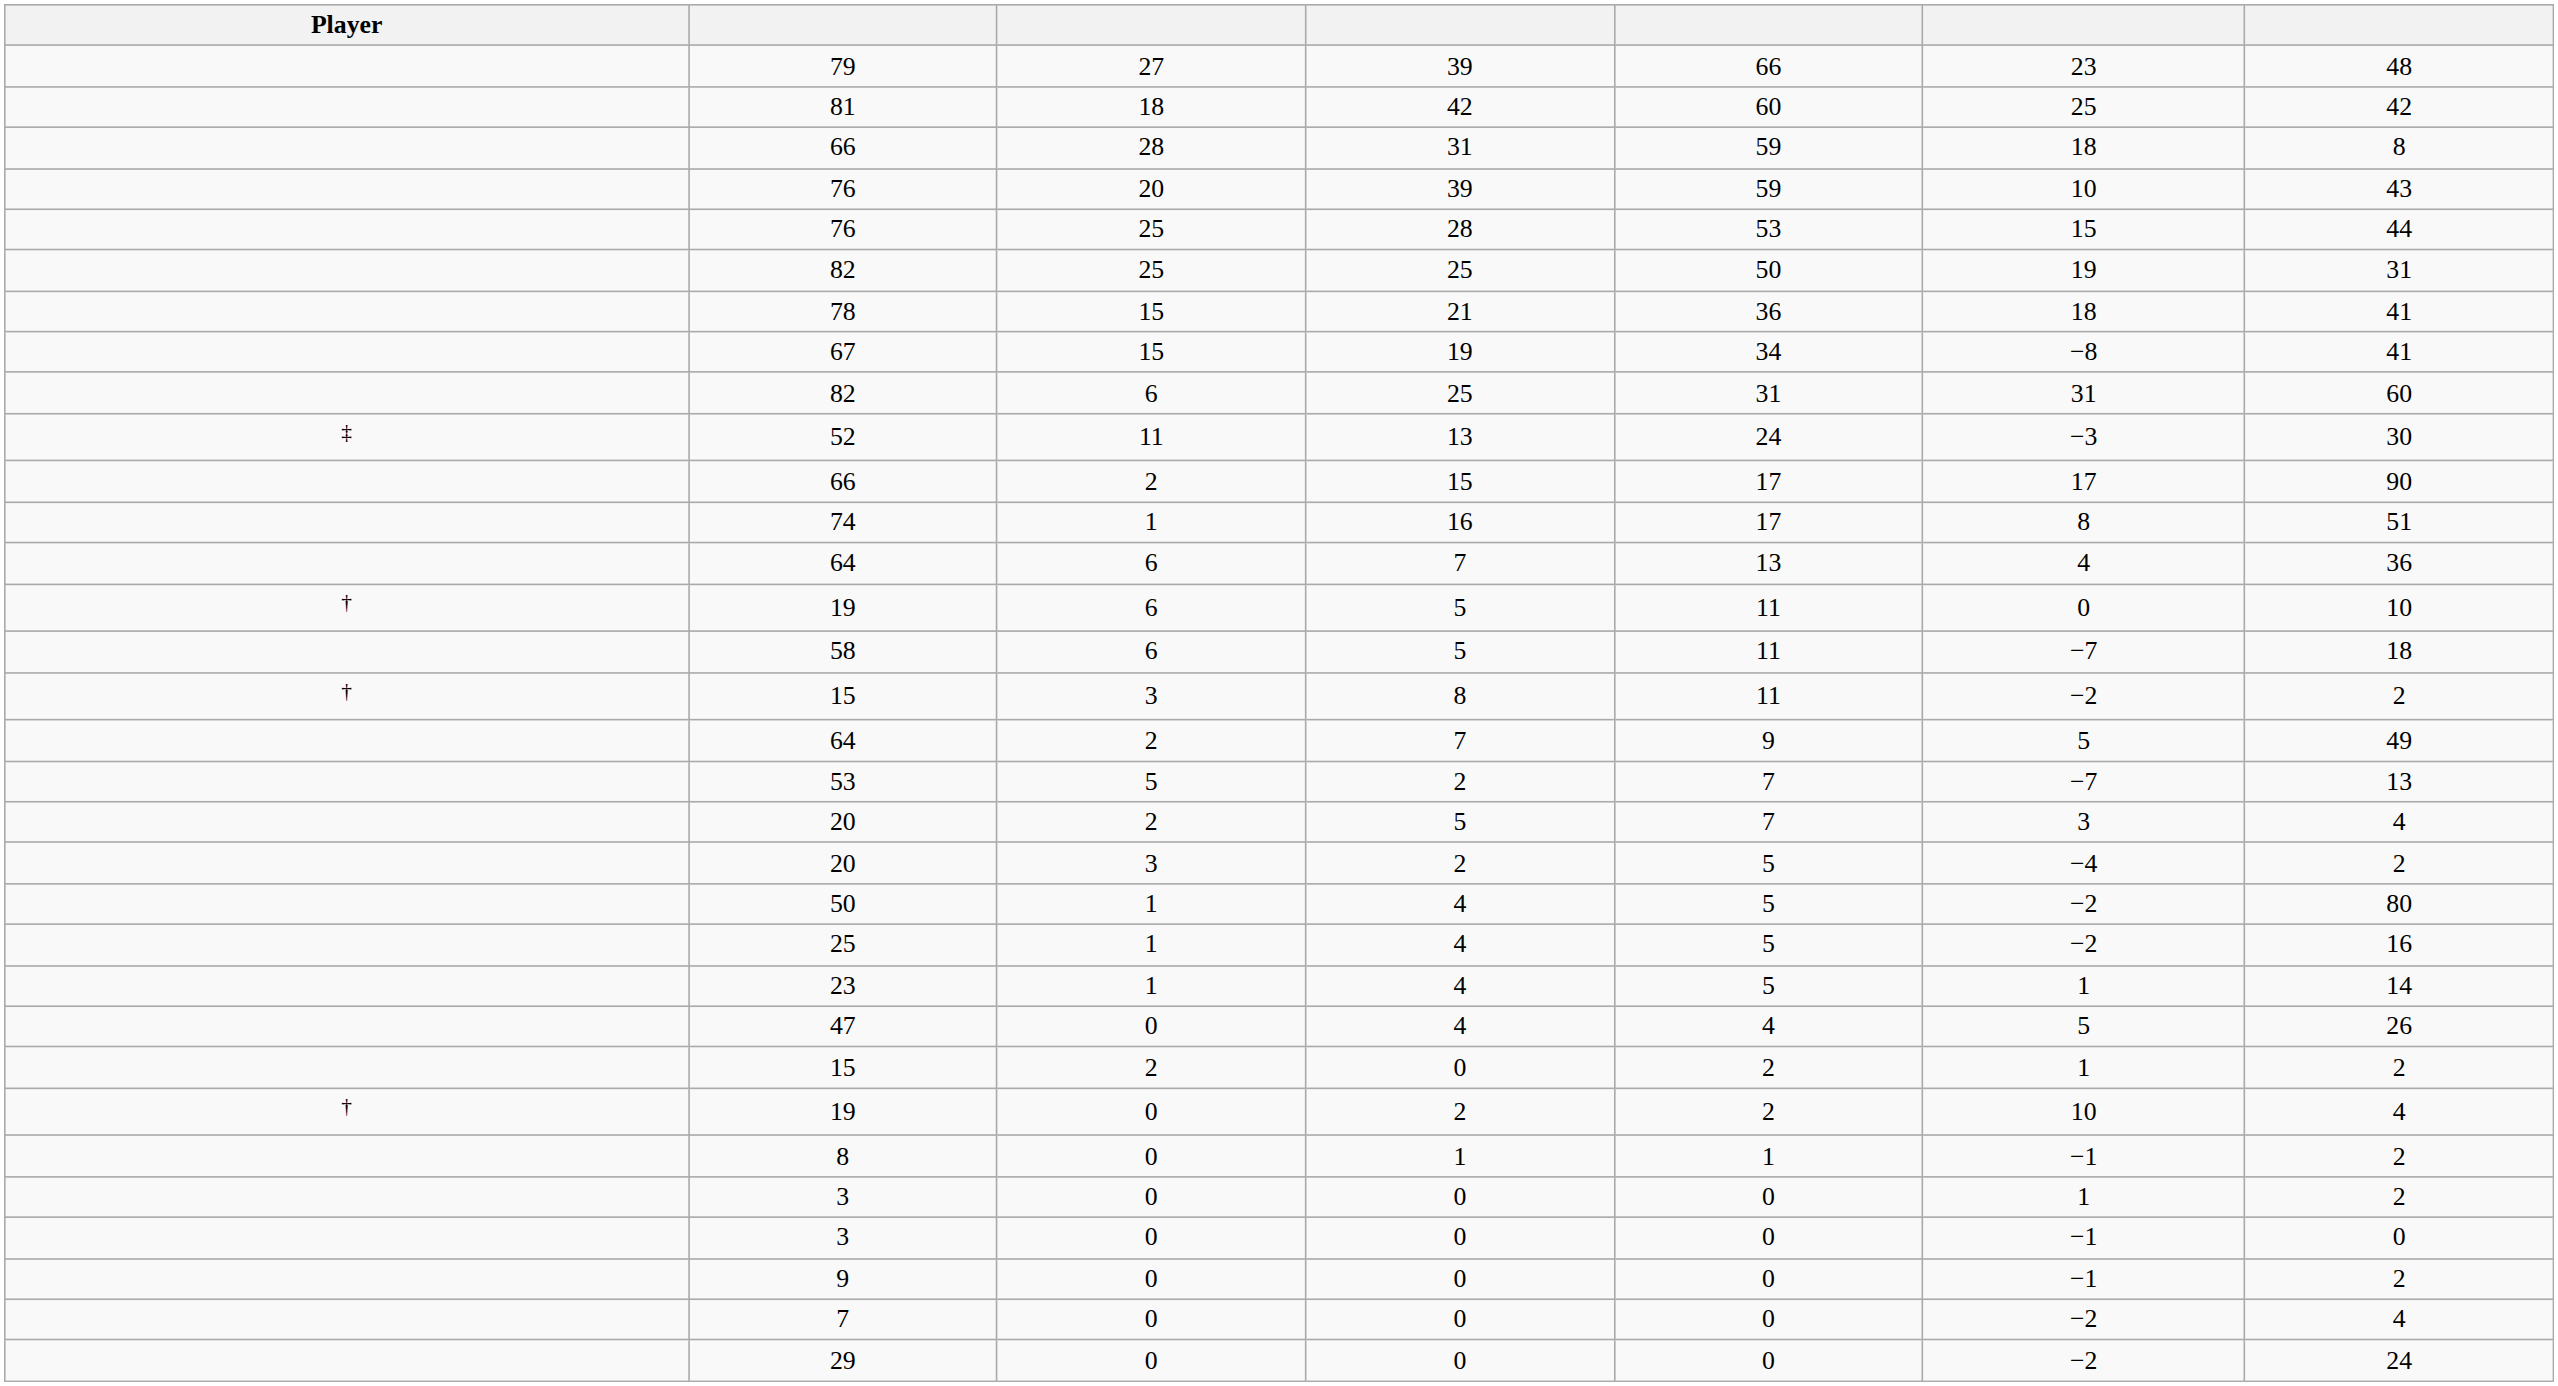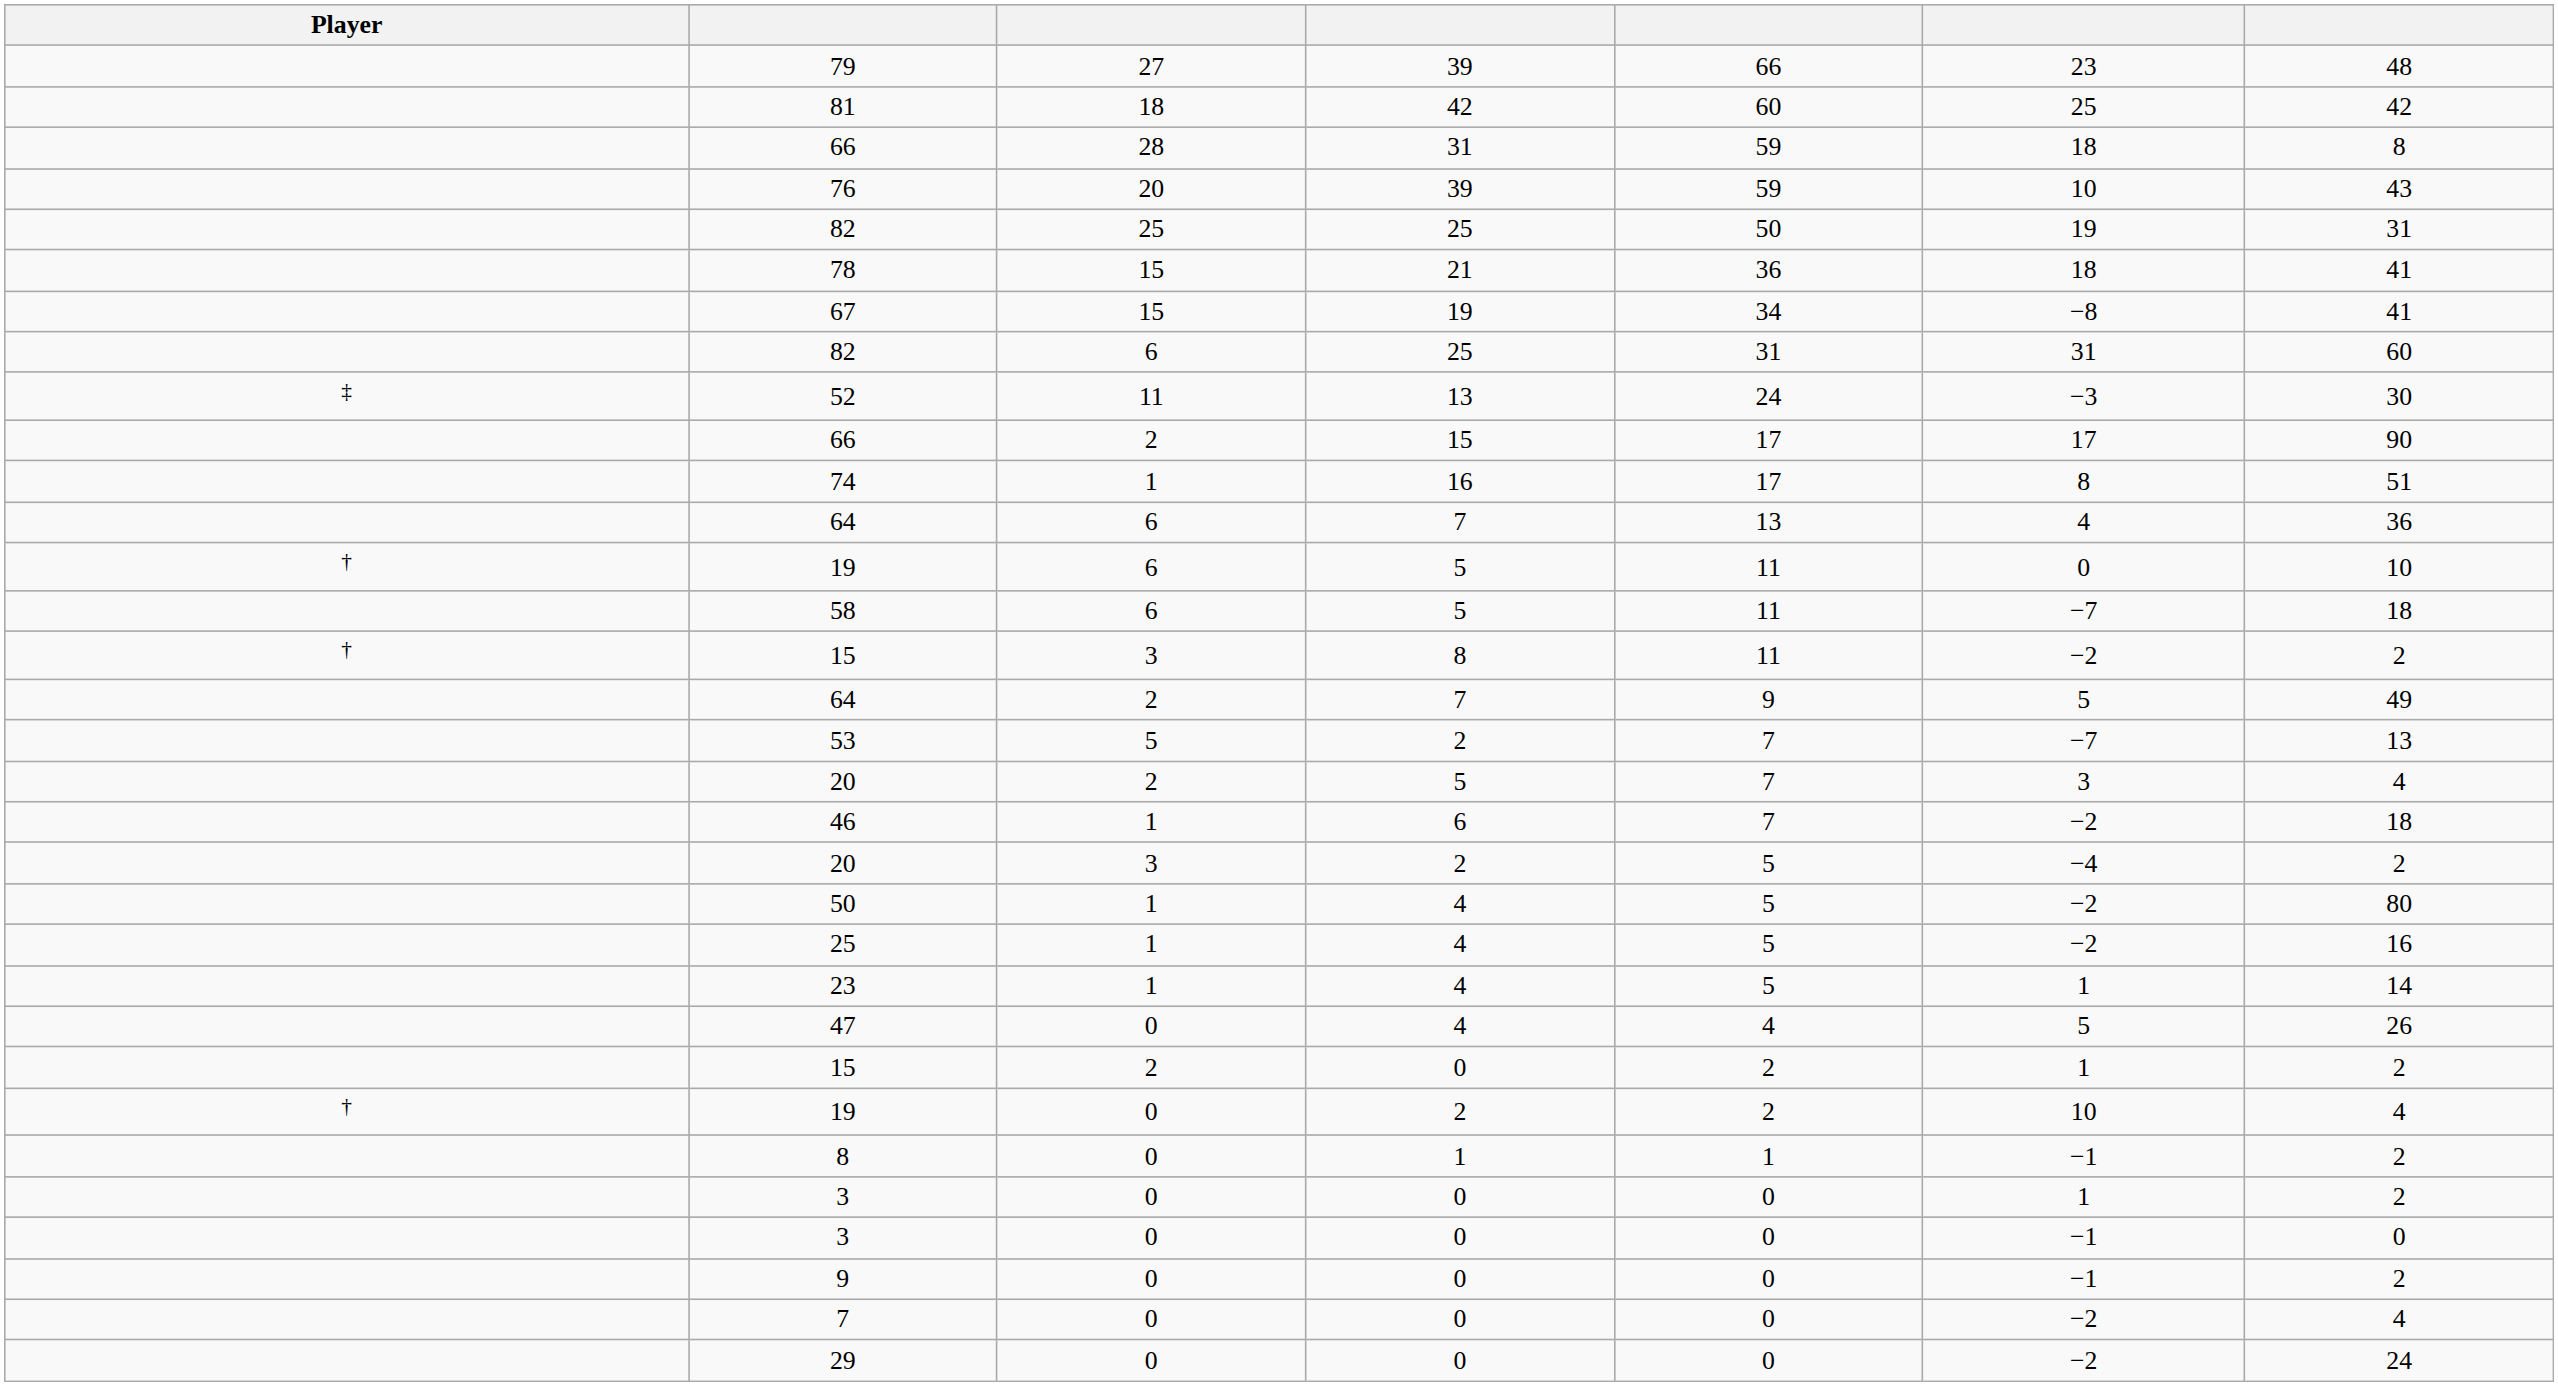- row: (843, 229)
+ row: (843, 822)
